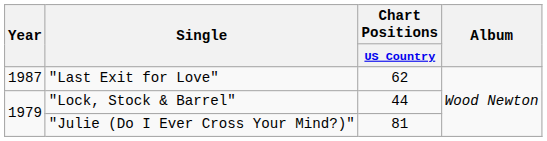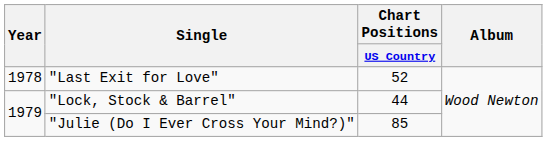(25, 79) 1987 -> (25, 79) 1978
(400, 79) 62 -> (400, 79) 52
(400, 125) 81 -> (400, 125) 85
